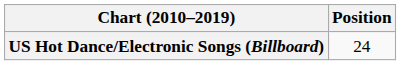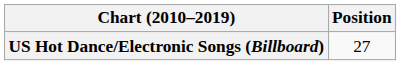(362, 45) 24 -> (362, 45) 27
